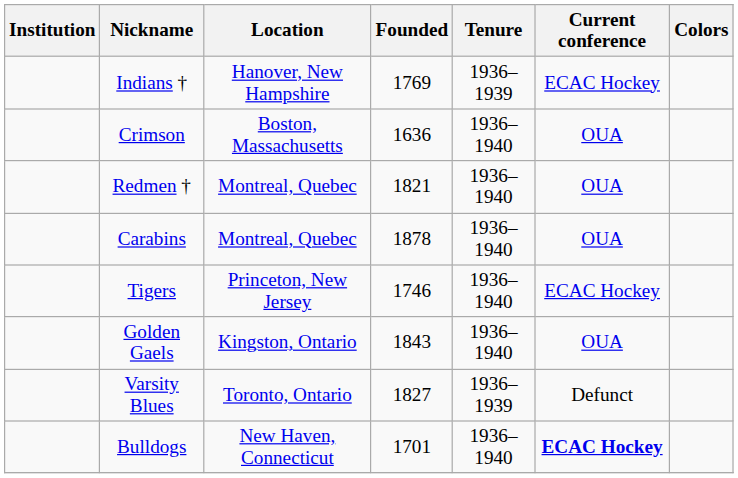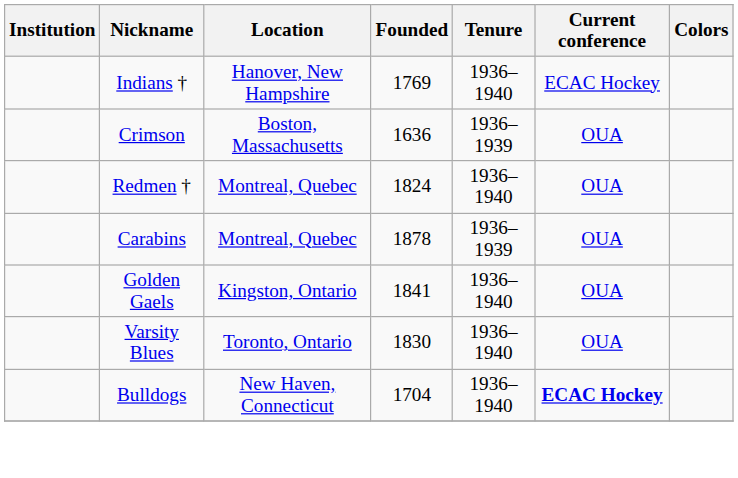(494, 82) 1936–1939 -> (494, 82) 1936–1940
(494, 134) 1936–1940 -> (494, 134) 1936–1939
(412, 186) 1821 -> (412, 186) 1824
(494, 238) 1936–1940 -> (494, 238) 1936–1939
- row: (152, 290)
(412, 342) 1843 -> (412, 290) 1841
(412, 394) 1827 -> (412, 342) 1830
(494, 394) 1936–1939 -> (494, 342) 1936–1940
(602, 394) Defunct -> (602, 342) OUA
(412, 446) 1701 -> (412, 394) 1704
